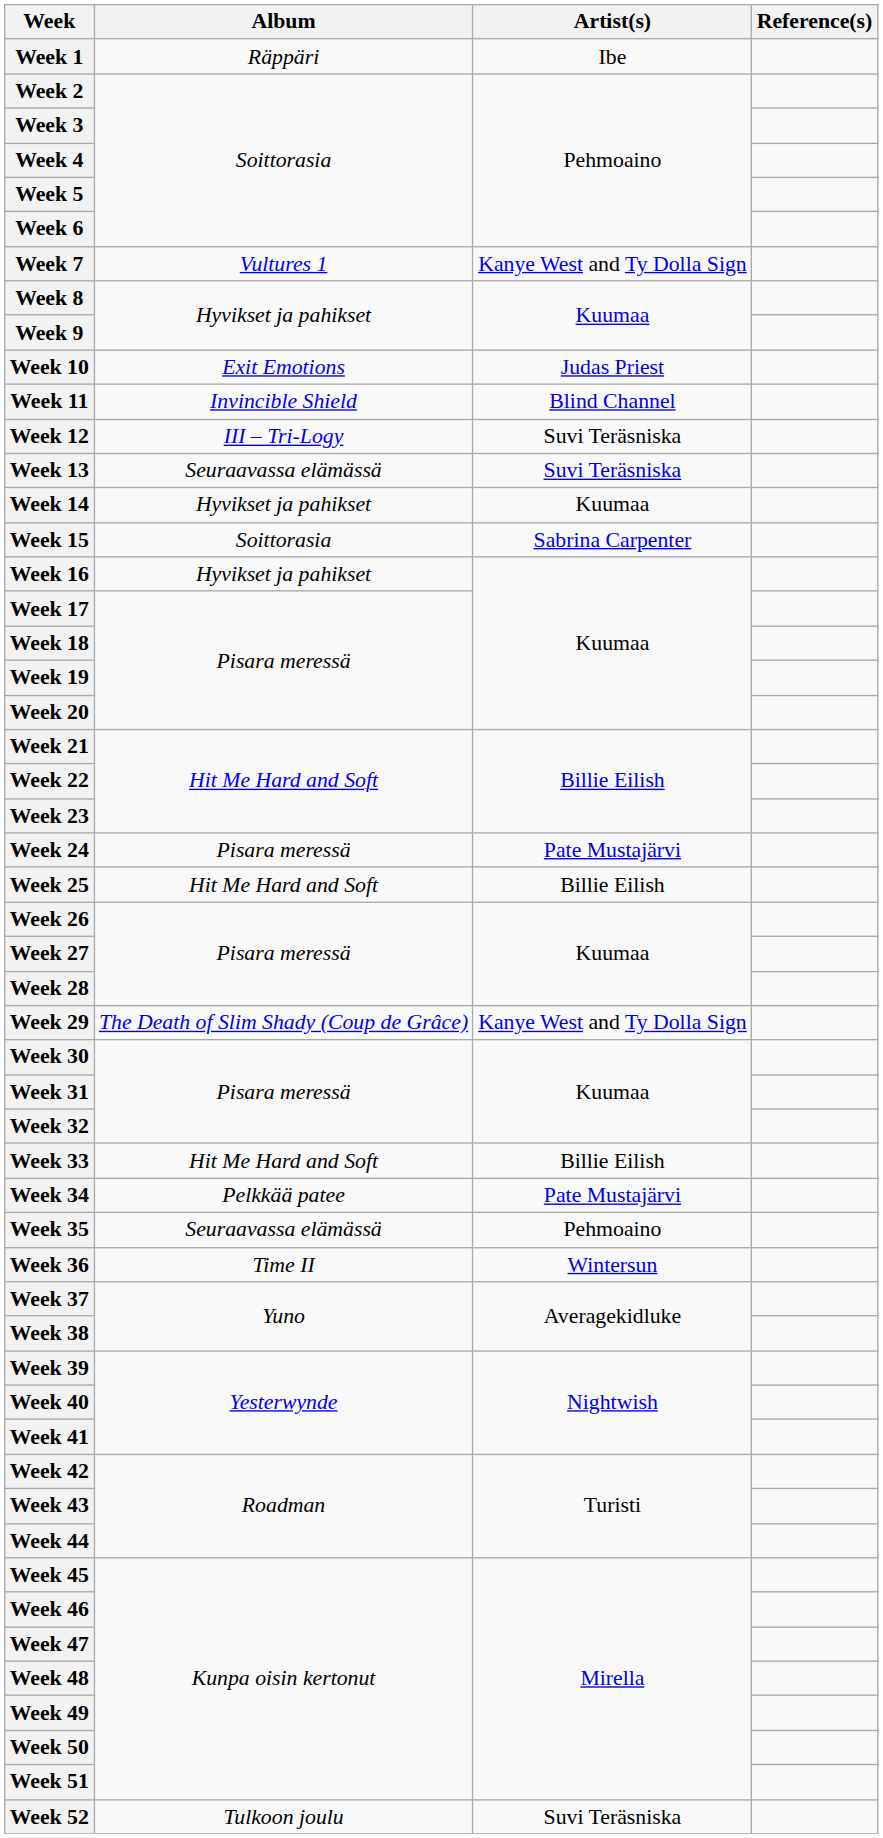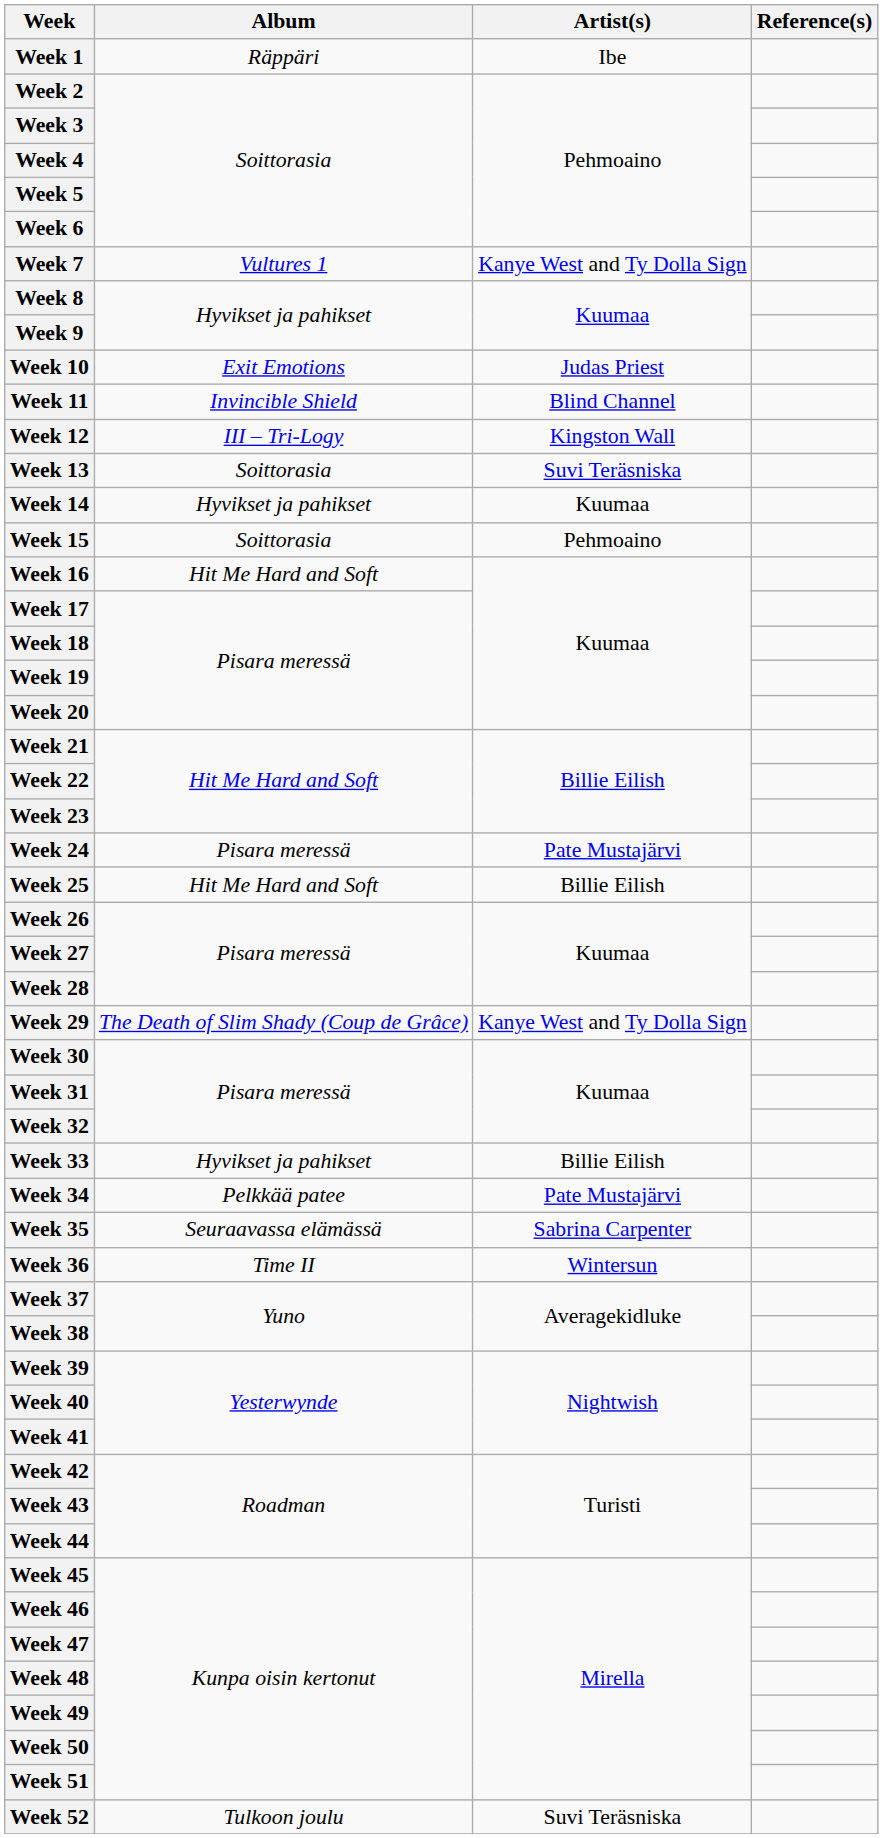(612, 435) Suvi Teräsniska -> (612, 435) Kingston Wall
(284, 470) Seuraavassa elämässä -> (284, 470) Soittorasia
(612, 539) Sabrina Carpenter -> (612, 539) Pehmoaino
(284, 573) Hyvikset ja pahikset -> (284, 573) Hit Me Hard and Soft
(284, 1160) Hit Me Hard and Soft -> (284, 1160) Hyvikset ja pahikset
(612, 1229) Pehmoaino -> (612, 1229) Sabrina Carpenter
